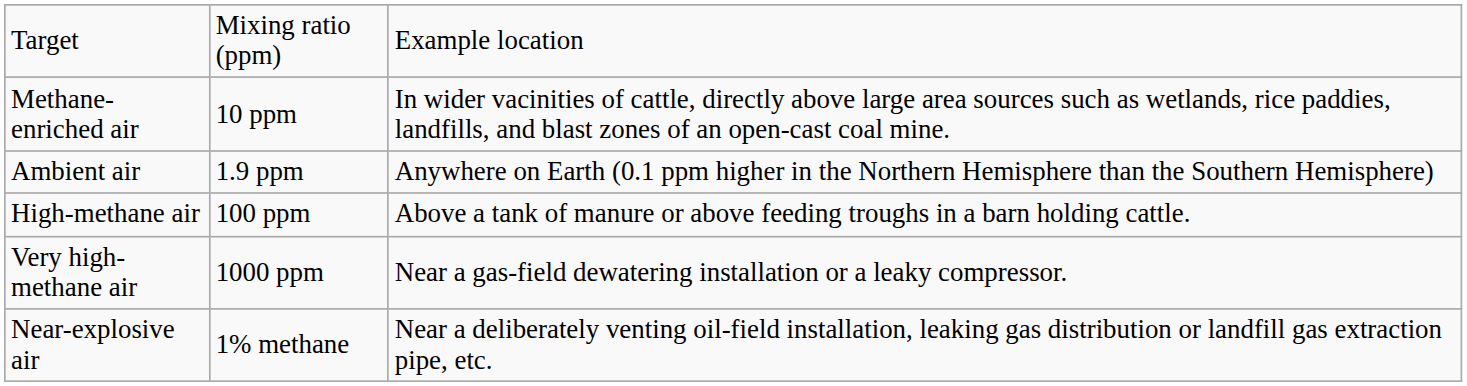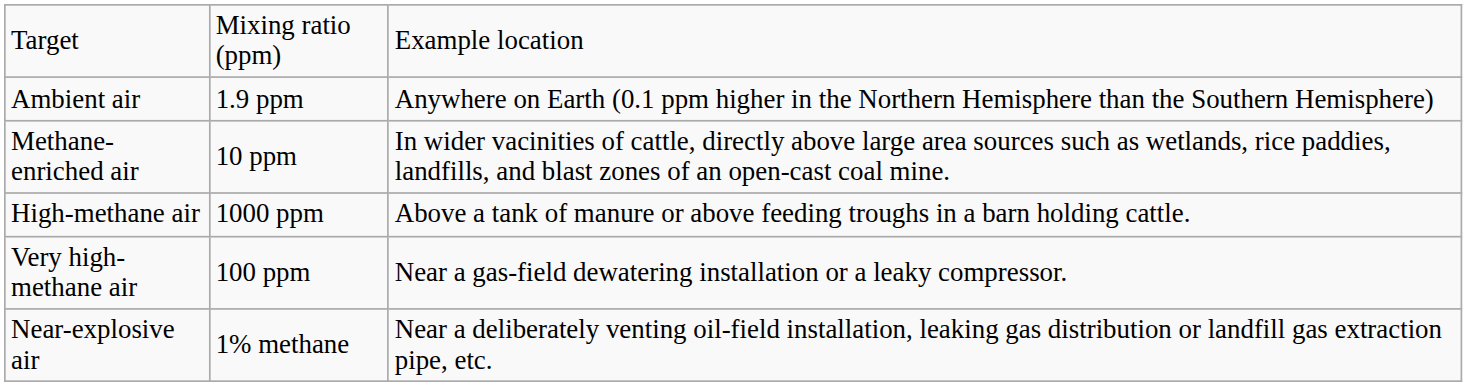rows swapped: (76, 171) <-> (75, 113)
(263, 214) 100 ppm -> (270, 214) 1000 ppm
(270, 271) 1000 ppm -> (263, 271) 100 ppm
